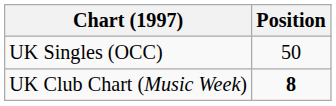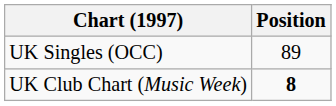(291, 52) 50 -> (291, 52) 89
